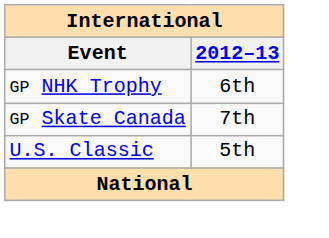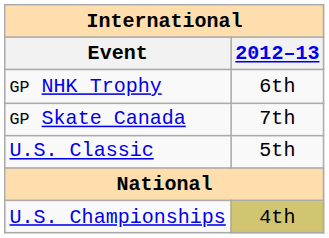+ row: (118, 217)
